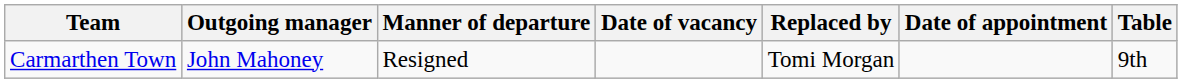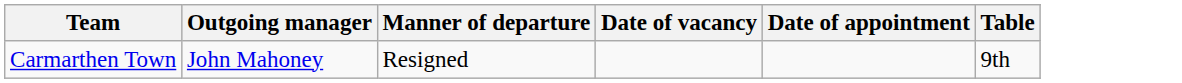- column: (831, 22)
